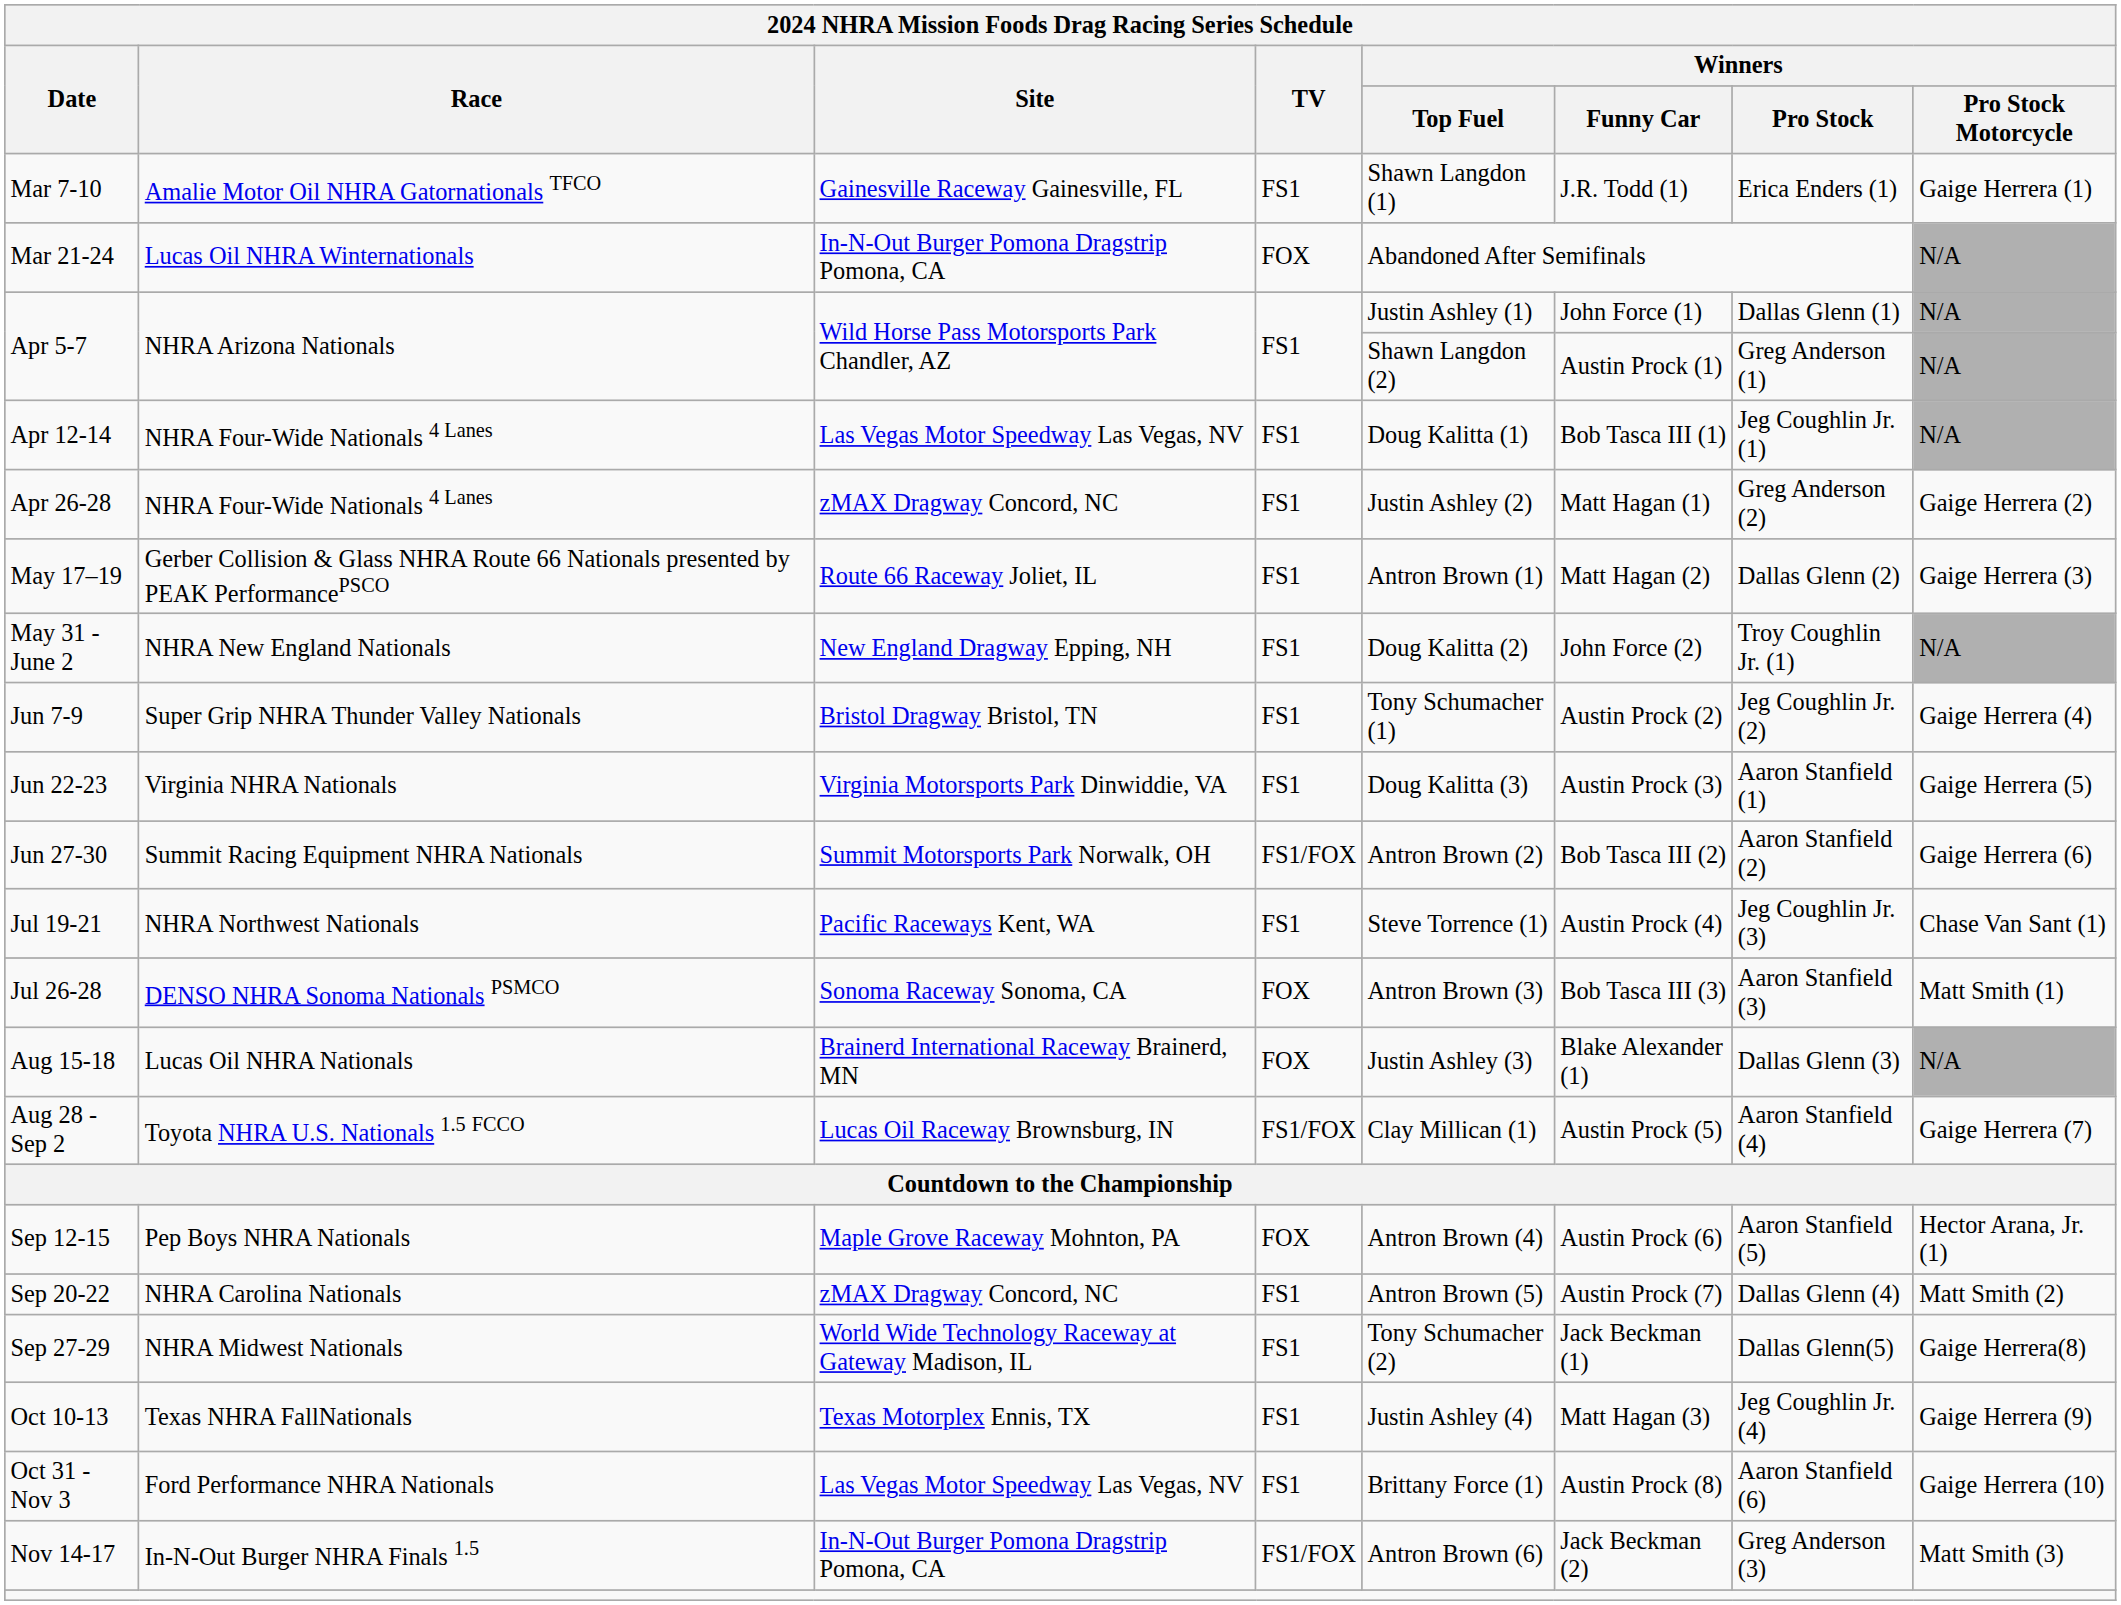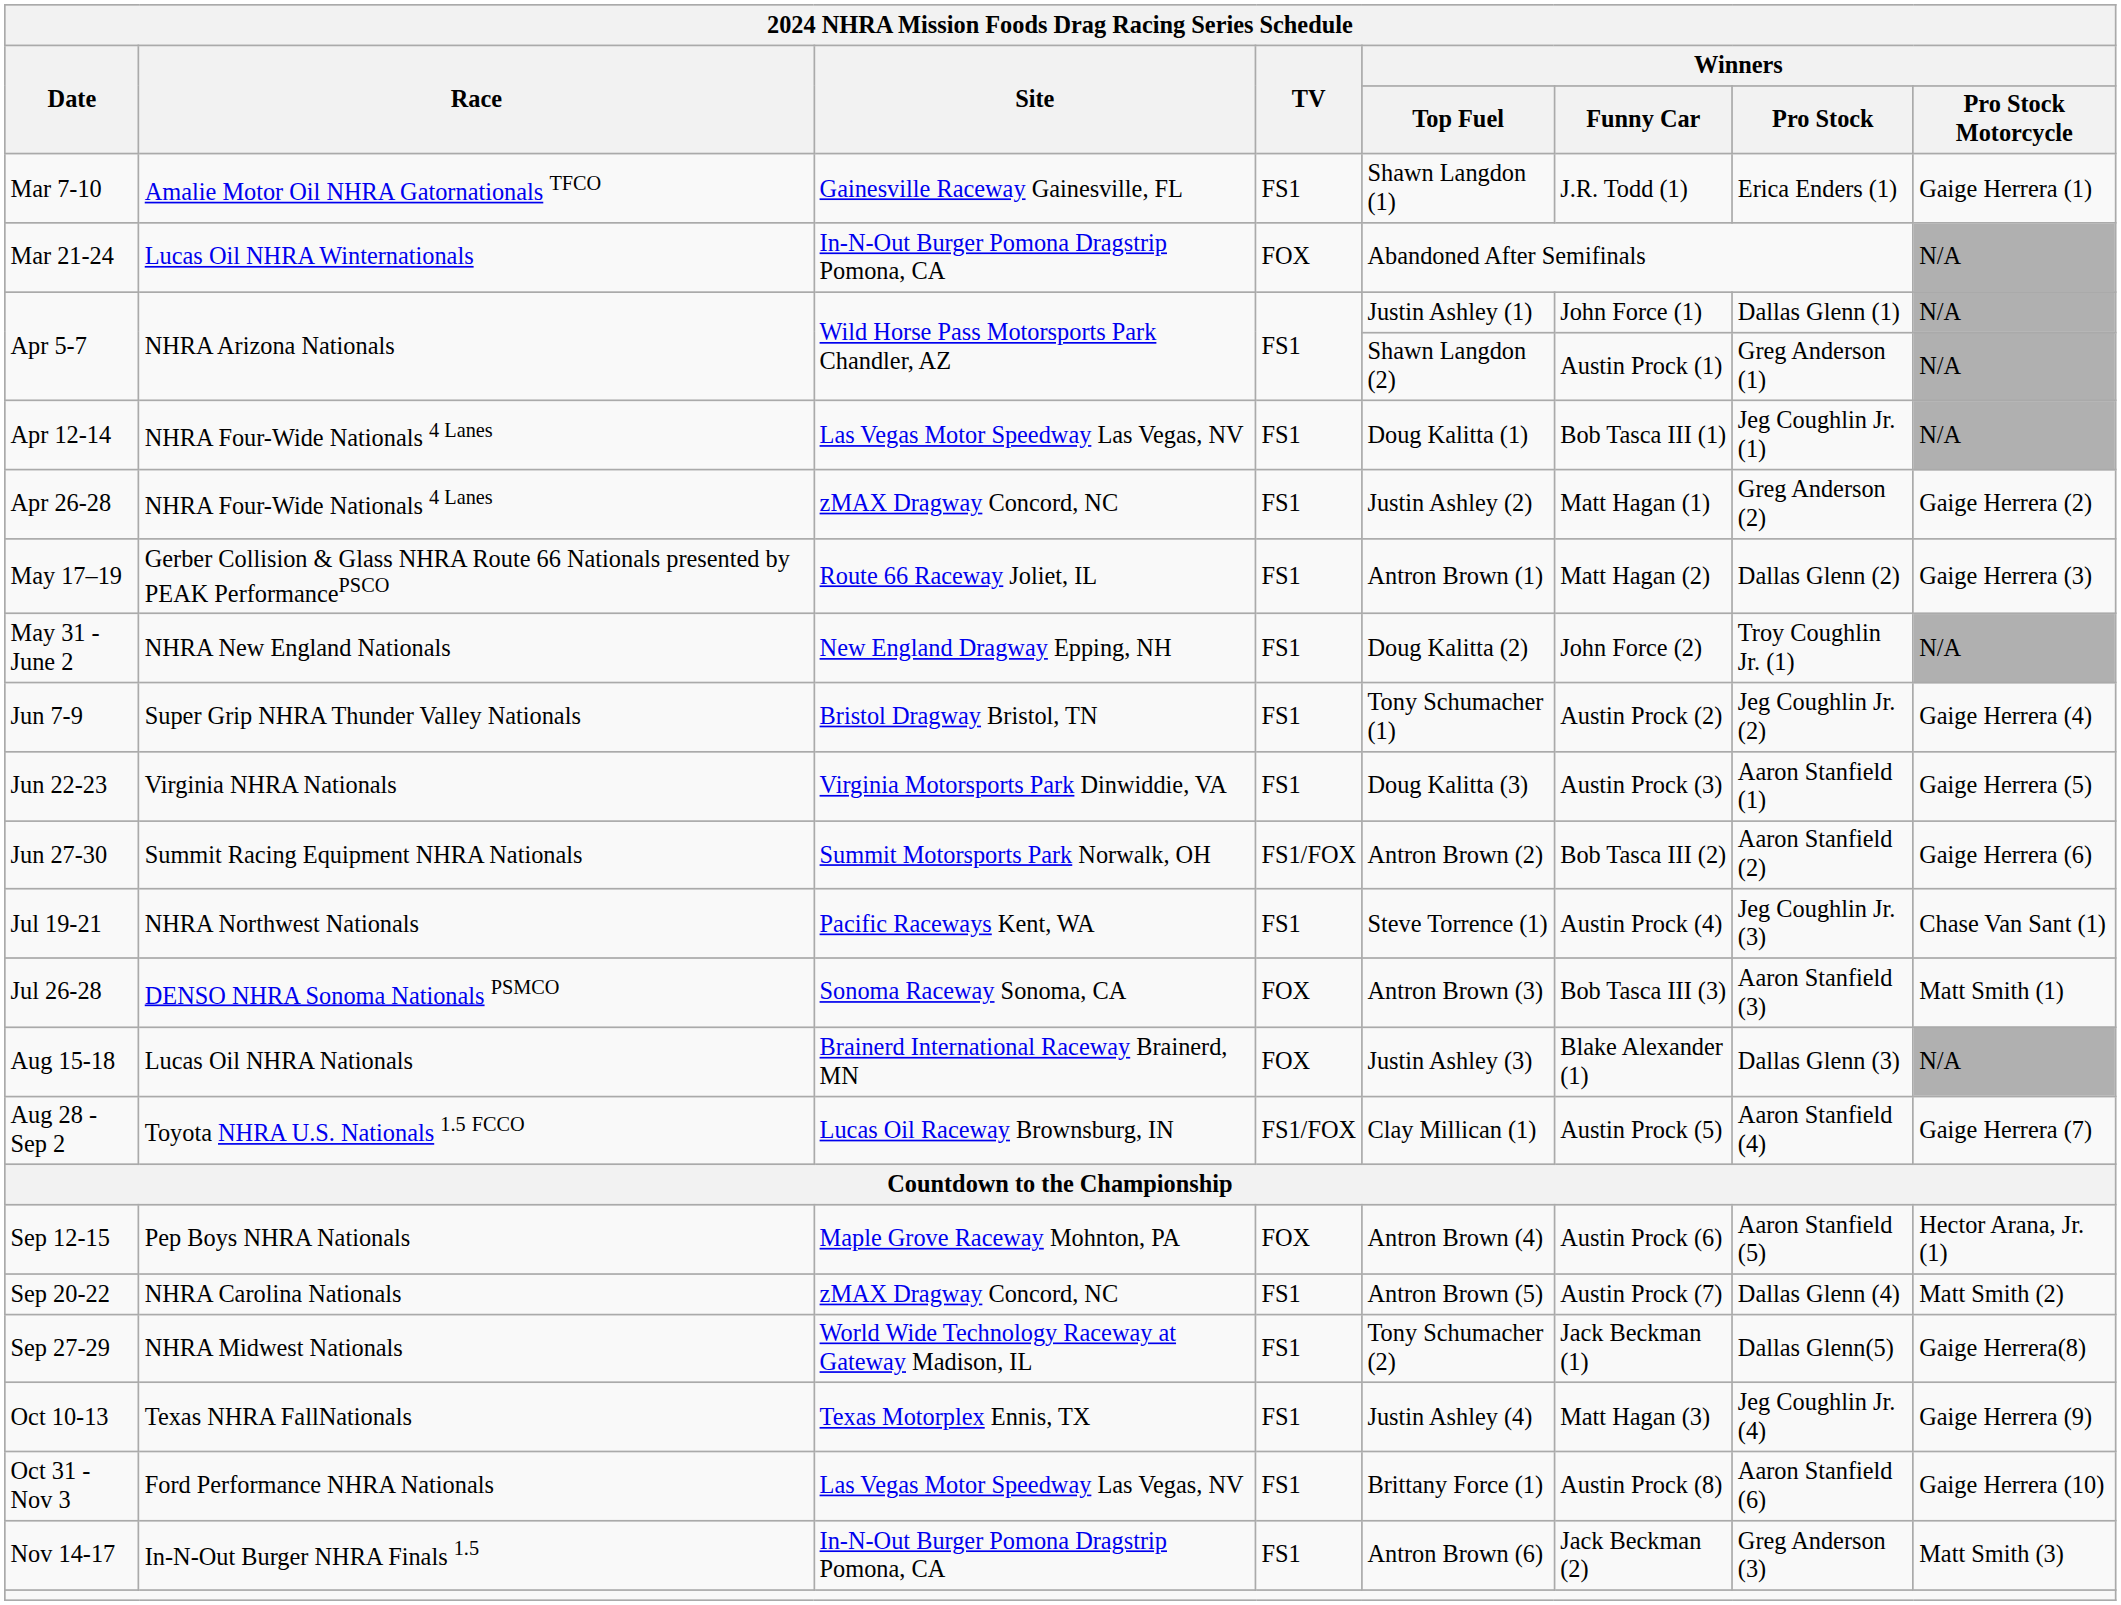(1309, 1554) FS1/FOX -> (1281, 1554) FS1
